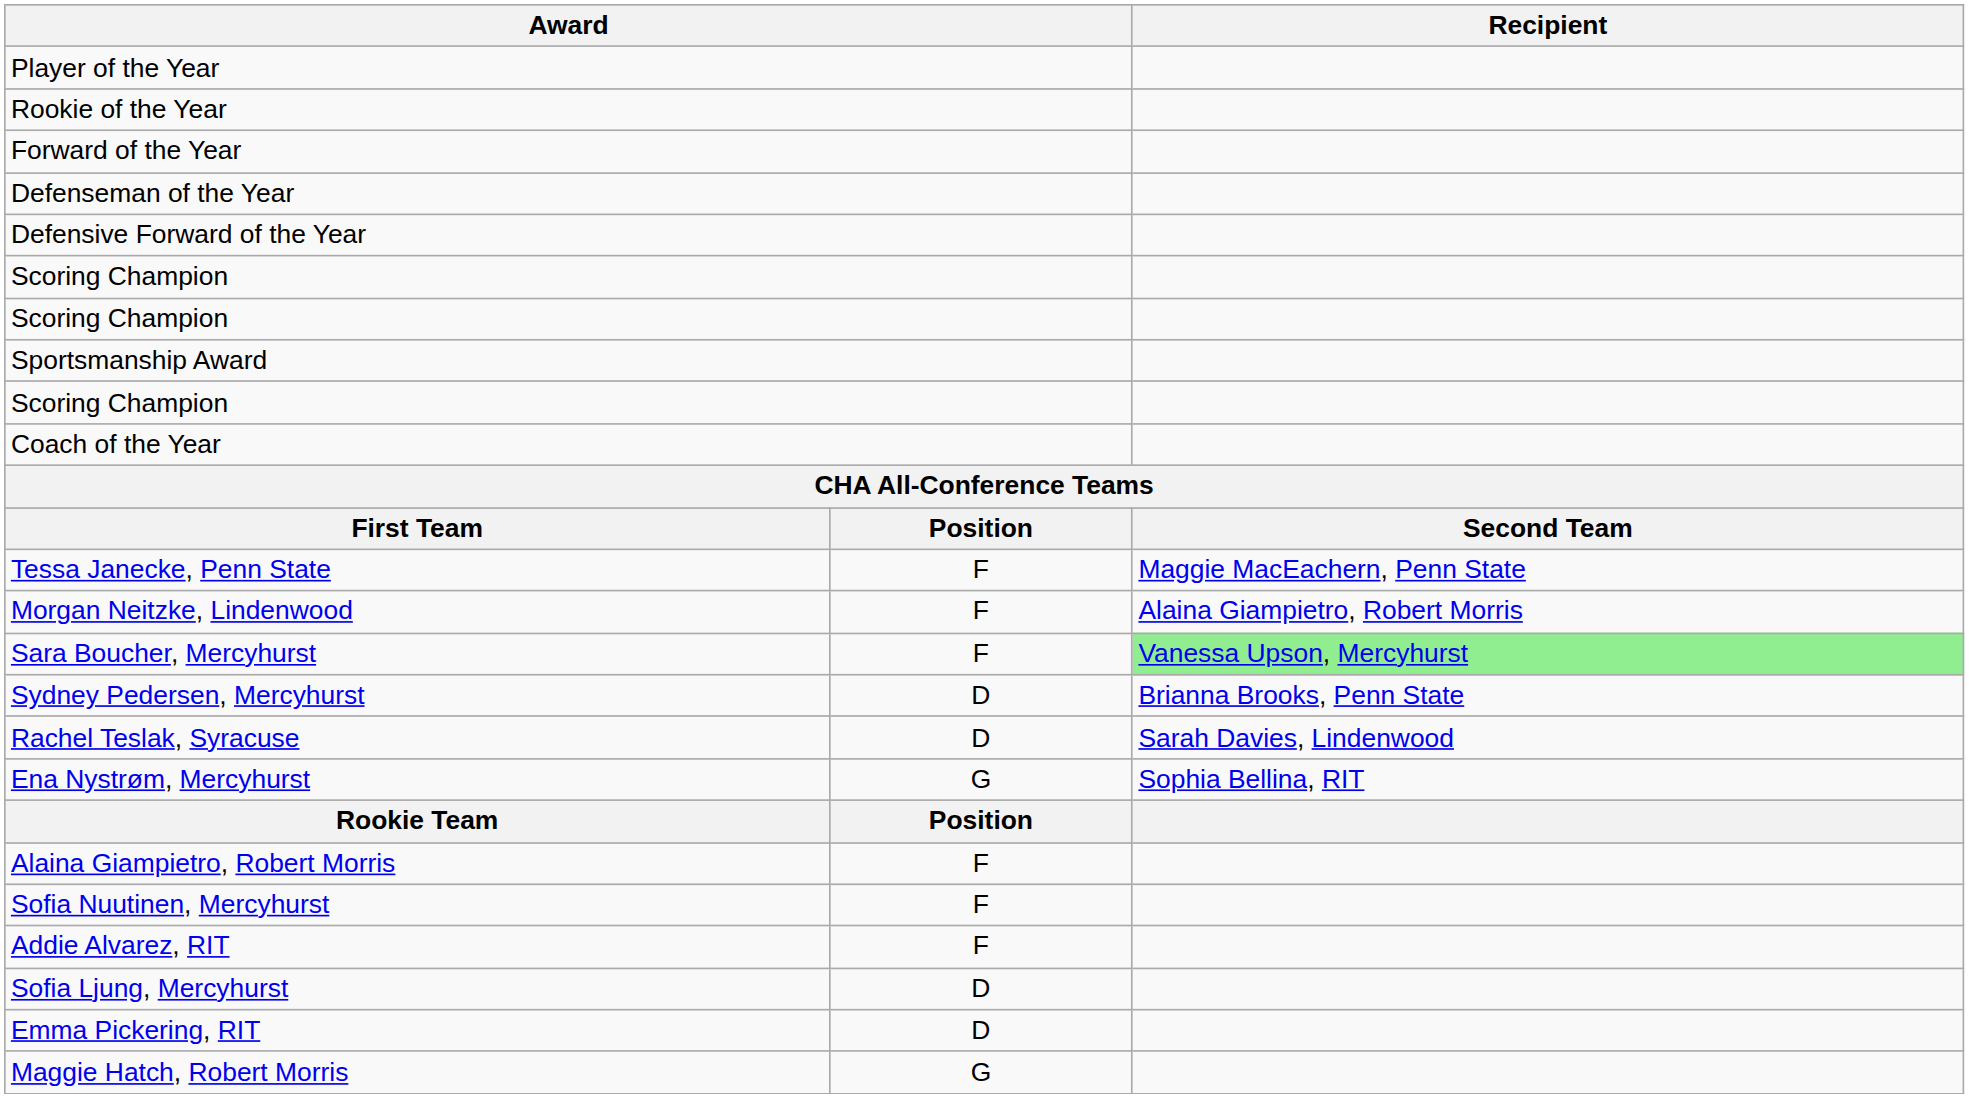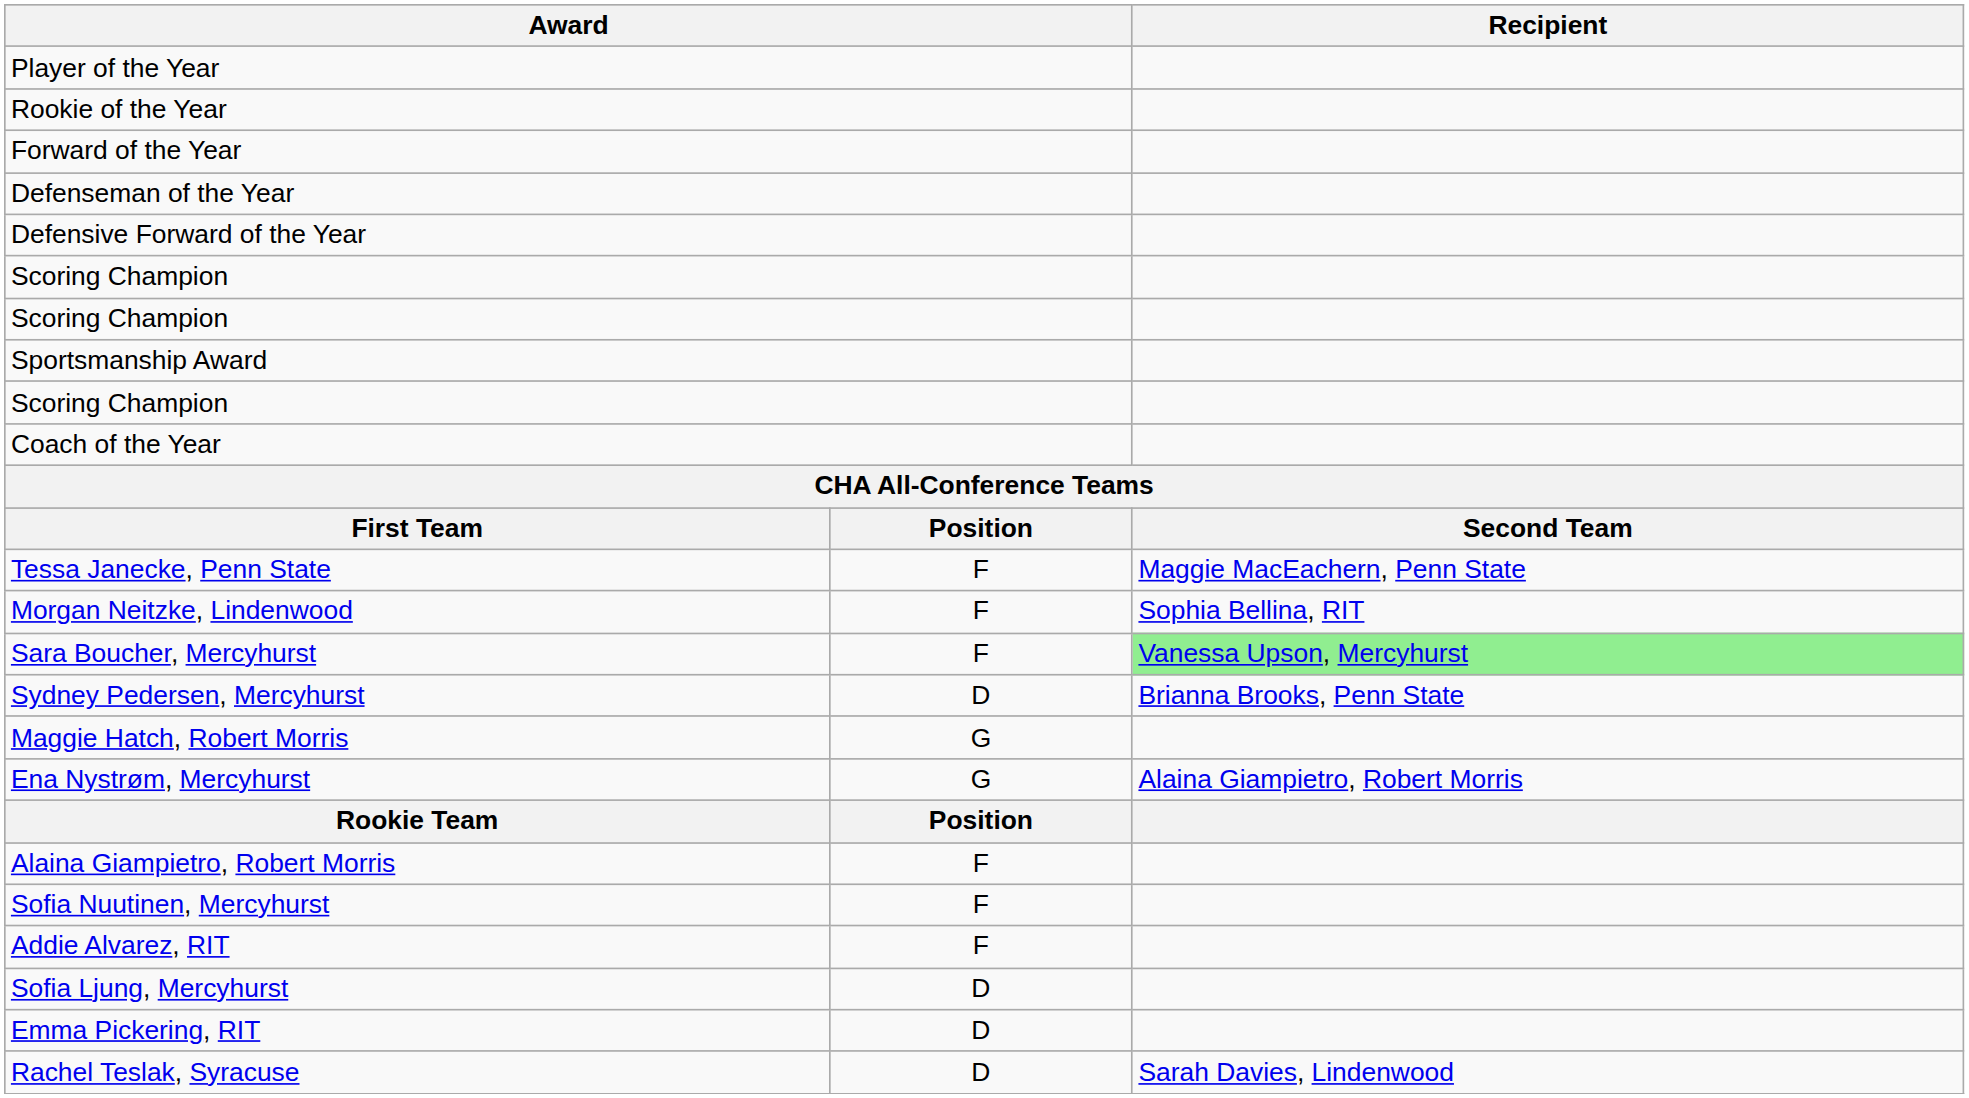(1331, 611) Alaina Giampietro, Robert Morris -> (1251, 611) Sophia Bellina, RIT
rows swapped: (155, 737) <-> (180, 1072)
(1251, 779) Sophia Bellina, RIT -> (1331, 779) Alaina Giampietro, Robert Morris
